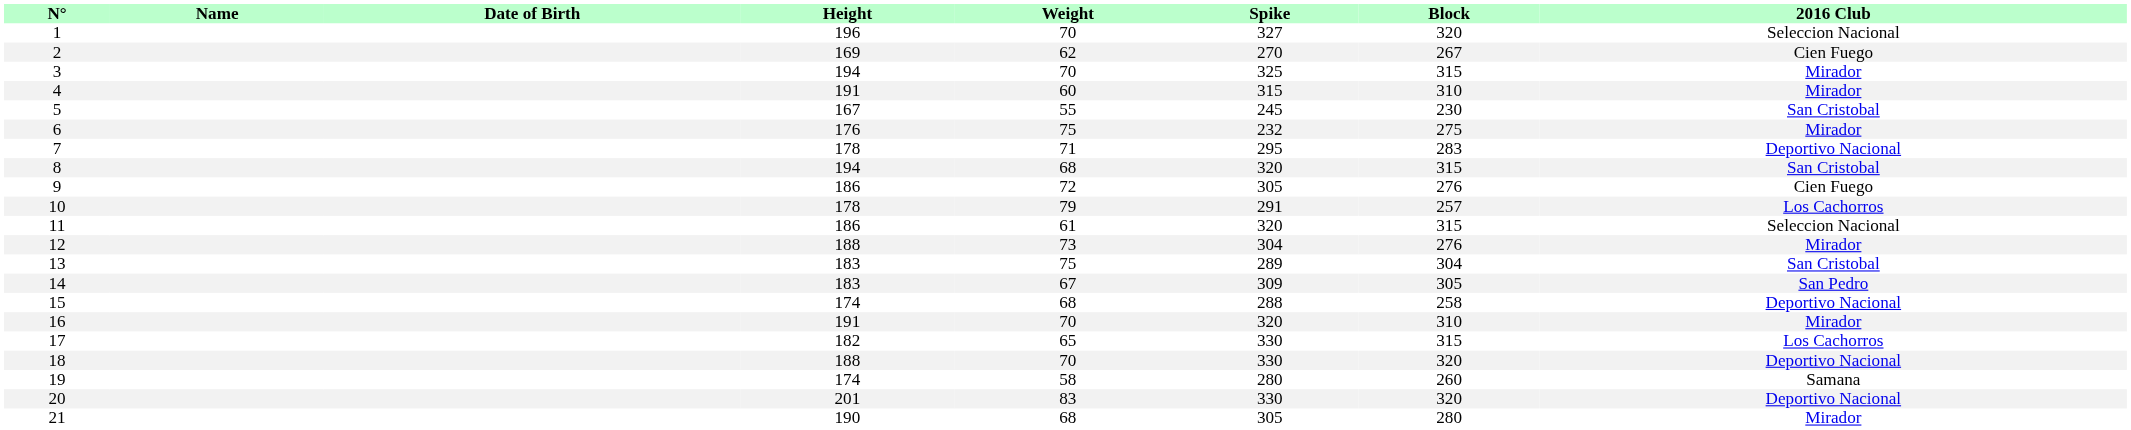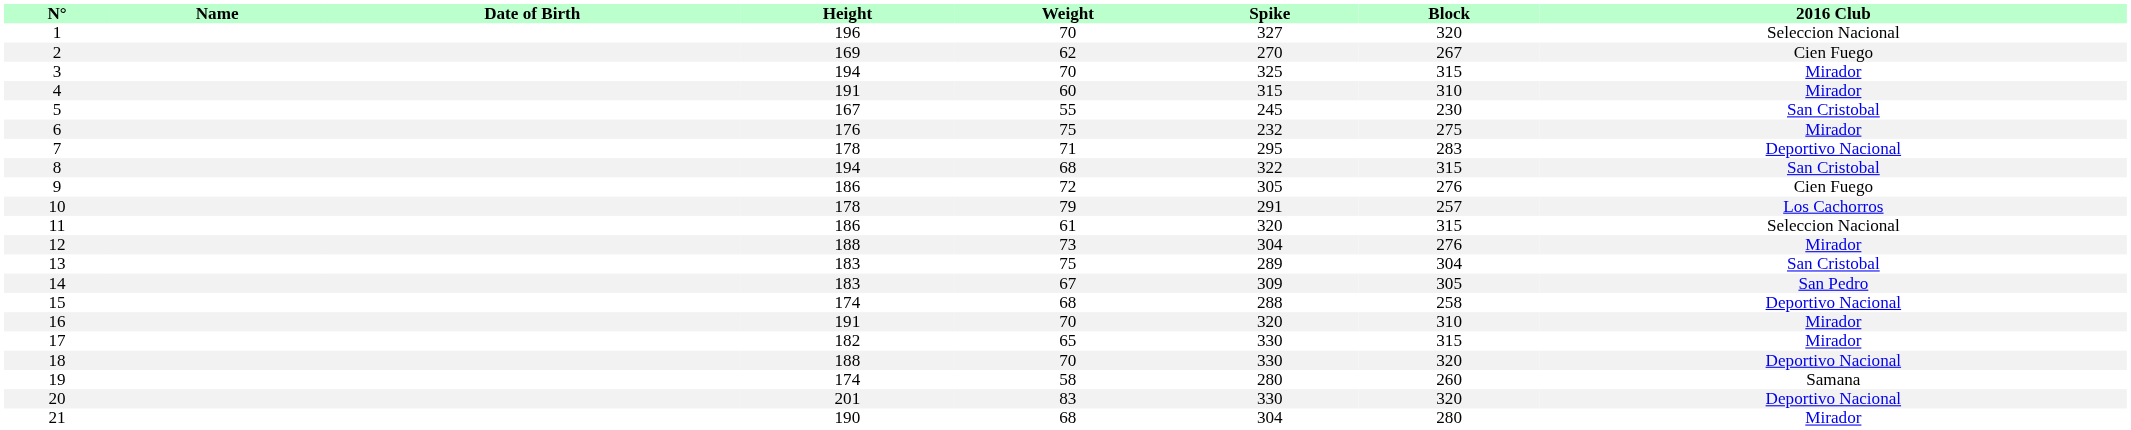(1270, 167) 320 -> (1270, 167) 322
(1833, 341) Los Cachorros -> (1833, 341) Mirador
(1270, 418) 305 -> (1270, 418) 304
